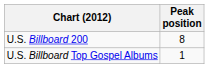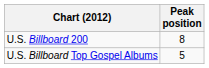(182, 55) 1 -> (182, 55) 5
